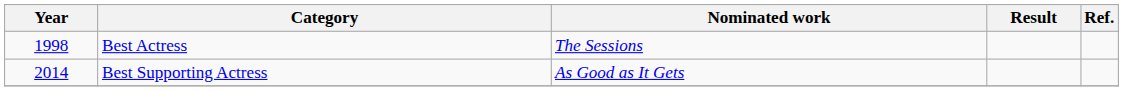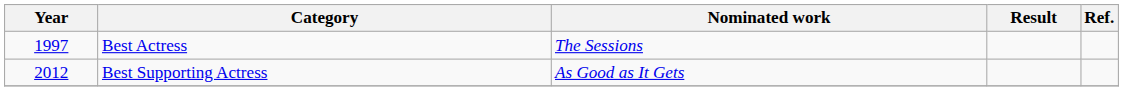(51, 45) 1998 -> (51, 45) 1997
(51, 72) 2014 -> (51, 72) 2012
